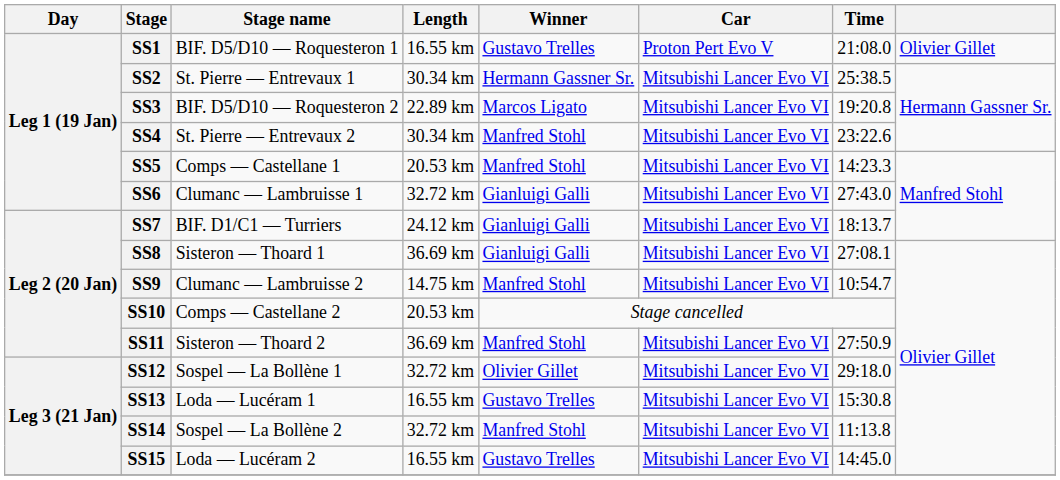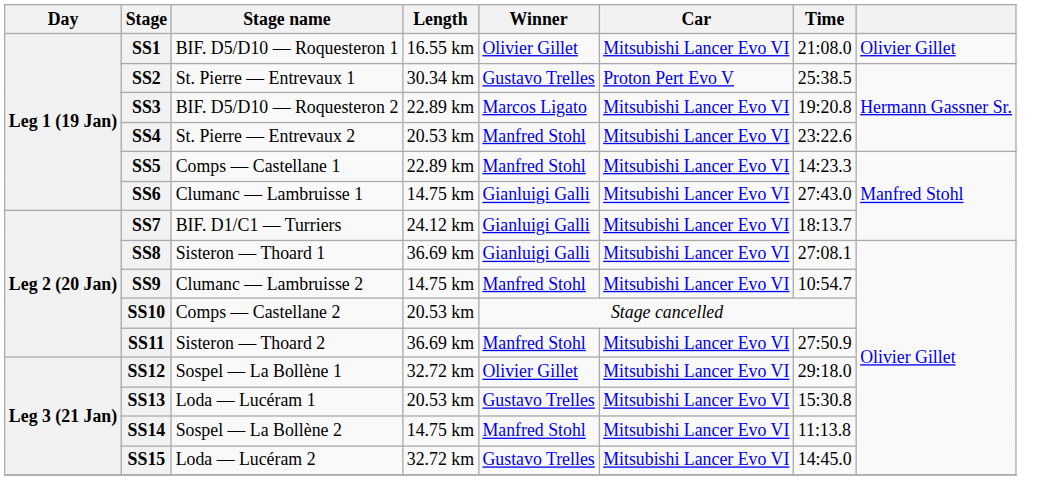(539, 48) Gustavo Trelles -> (530, 48) Olivier Gillet
(708, 48) Proton Pert Evo V -> (696, 48) Mitsubishi Lancer Evo VI
(558, 77) Hermann Gassner Sr. -> (539, 77) Gustavo Trelles
(736, 77) Mitsubishi Lancer Evo VI -> (669, 77) Proton Pert Evo V
(440, 136) 30.34 km -> (440, 136) 20.53 km
(440, 165) 20.53 km -> (440, 165) 22.89 km
(440, 195) 32.72 km -> (440, 195) 14.75 km
(440, 400) 16.55 km -> (440, 400) 20.53 km
(440, 430) 32.72 km -> (440, 430) 14.75 km
(440, 459) 16.55 km -> (440, 459) 32.72 km
